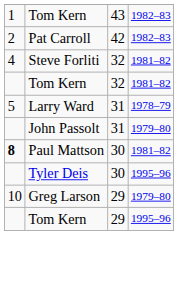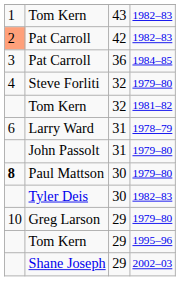(11, 38) no background -> (11, 38) lightsalmon background
+ row: (60, 60)
(151, 60) 1981–82 -> (152, 83) 1979–80
(11, 106) 5 -> (11, 128) 6
(151, 151) 1981–82 -> (152, 173) 1979–80
(151, 173) 1995–96 -> (152, 196) 1982–83
+ row: (67, 264)
